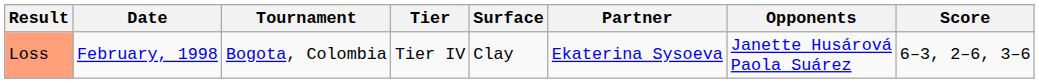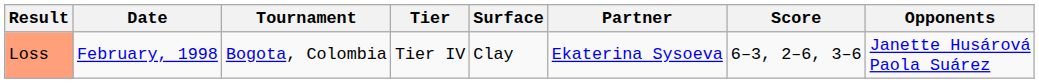columns swapped: (811, 18) <-> (965, 18)
